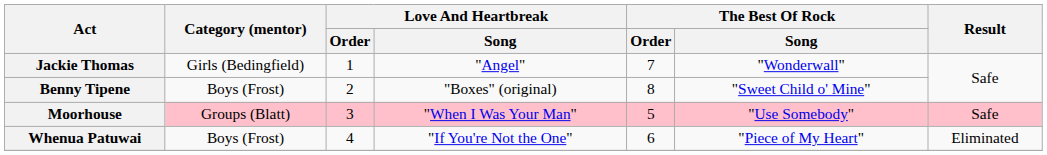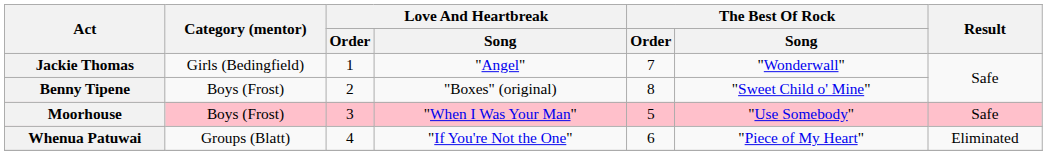(245, 114) Groups (Blatt) -> (245, 114) Boys (Frost)
(245, 138) Boys (Frost) -> (245, 138) Groups (Blatt)
